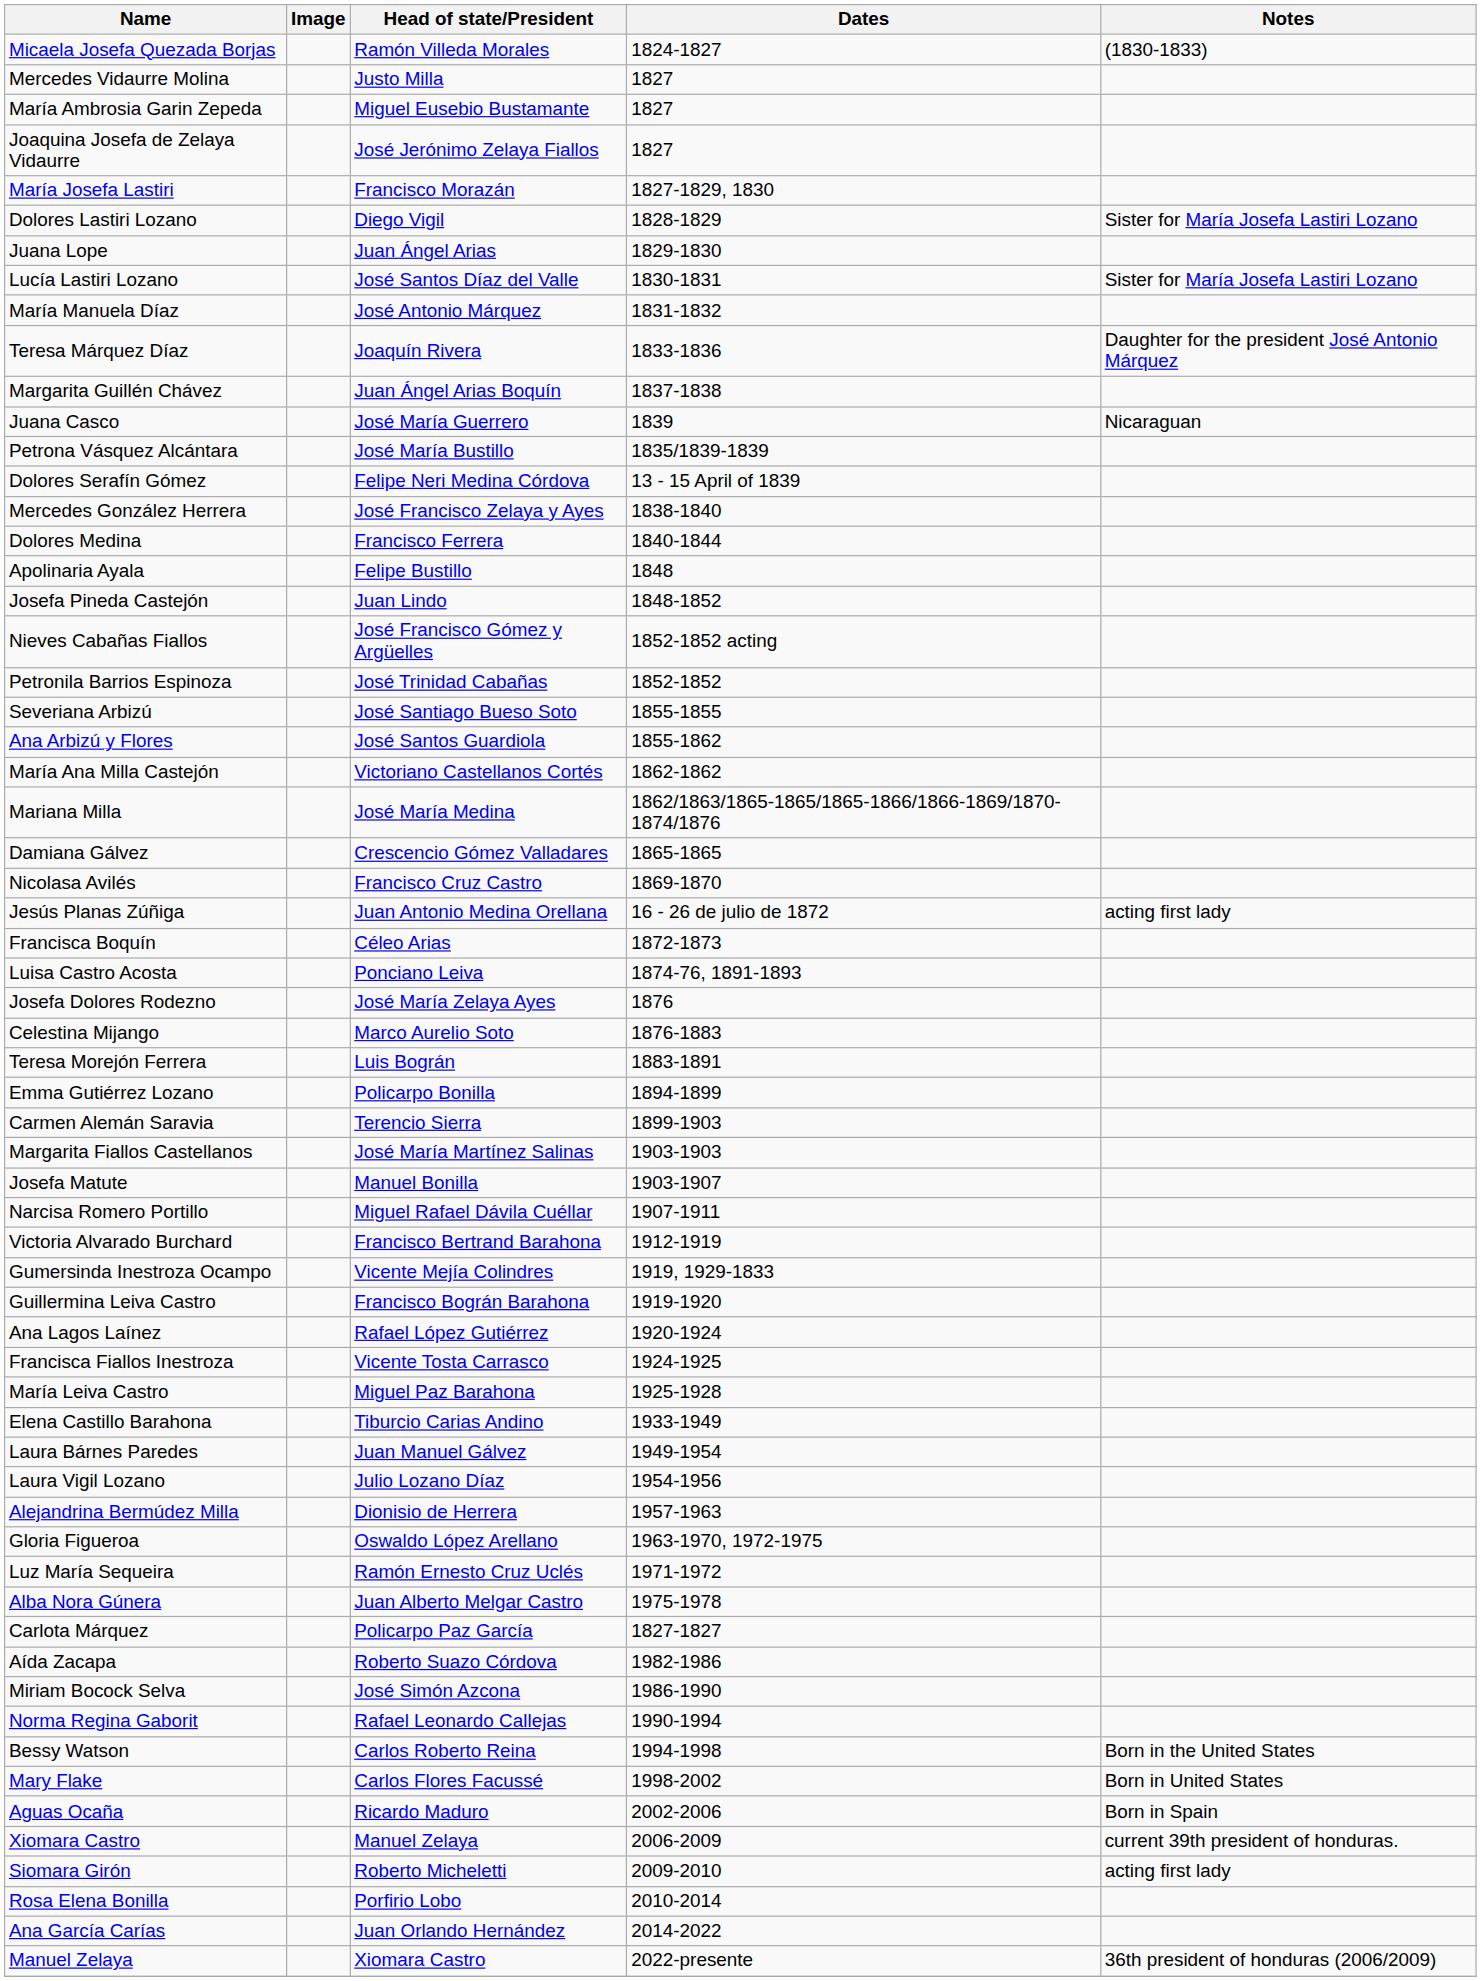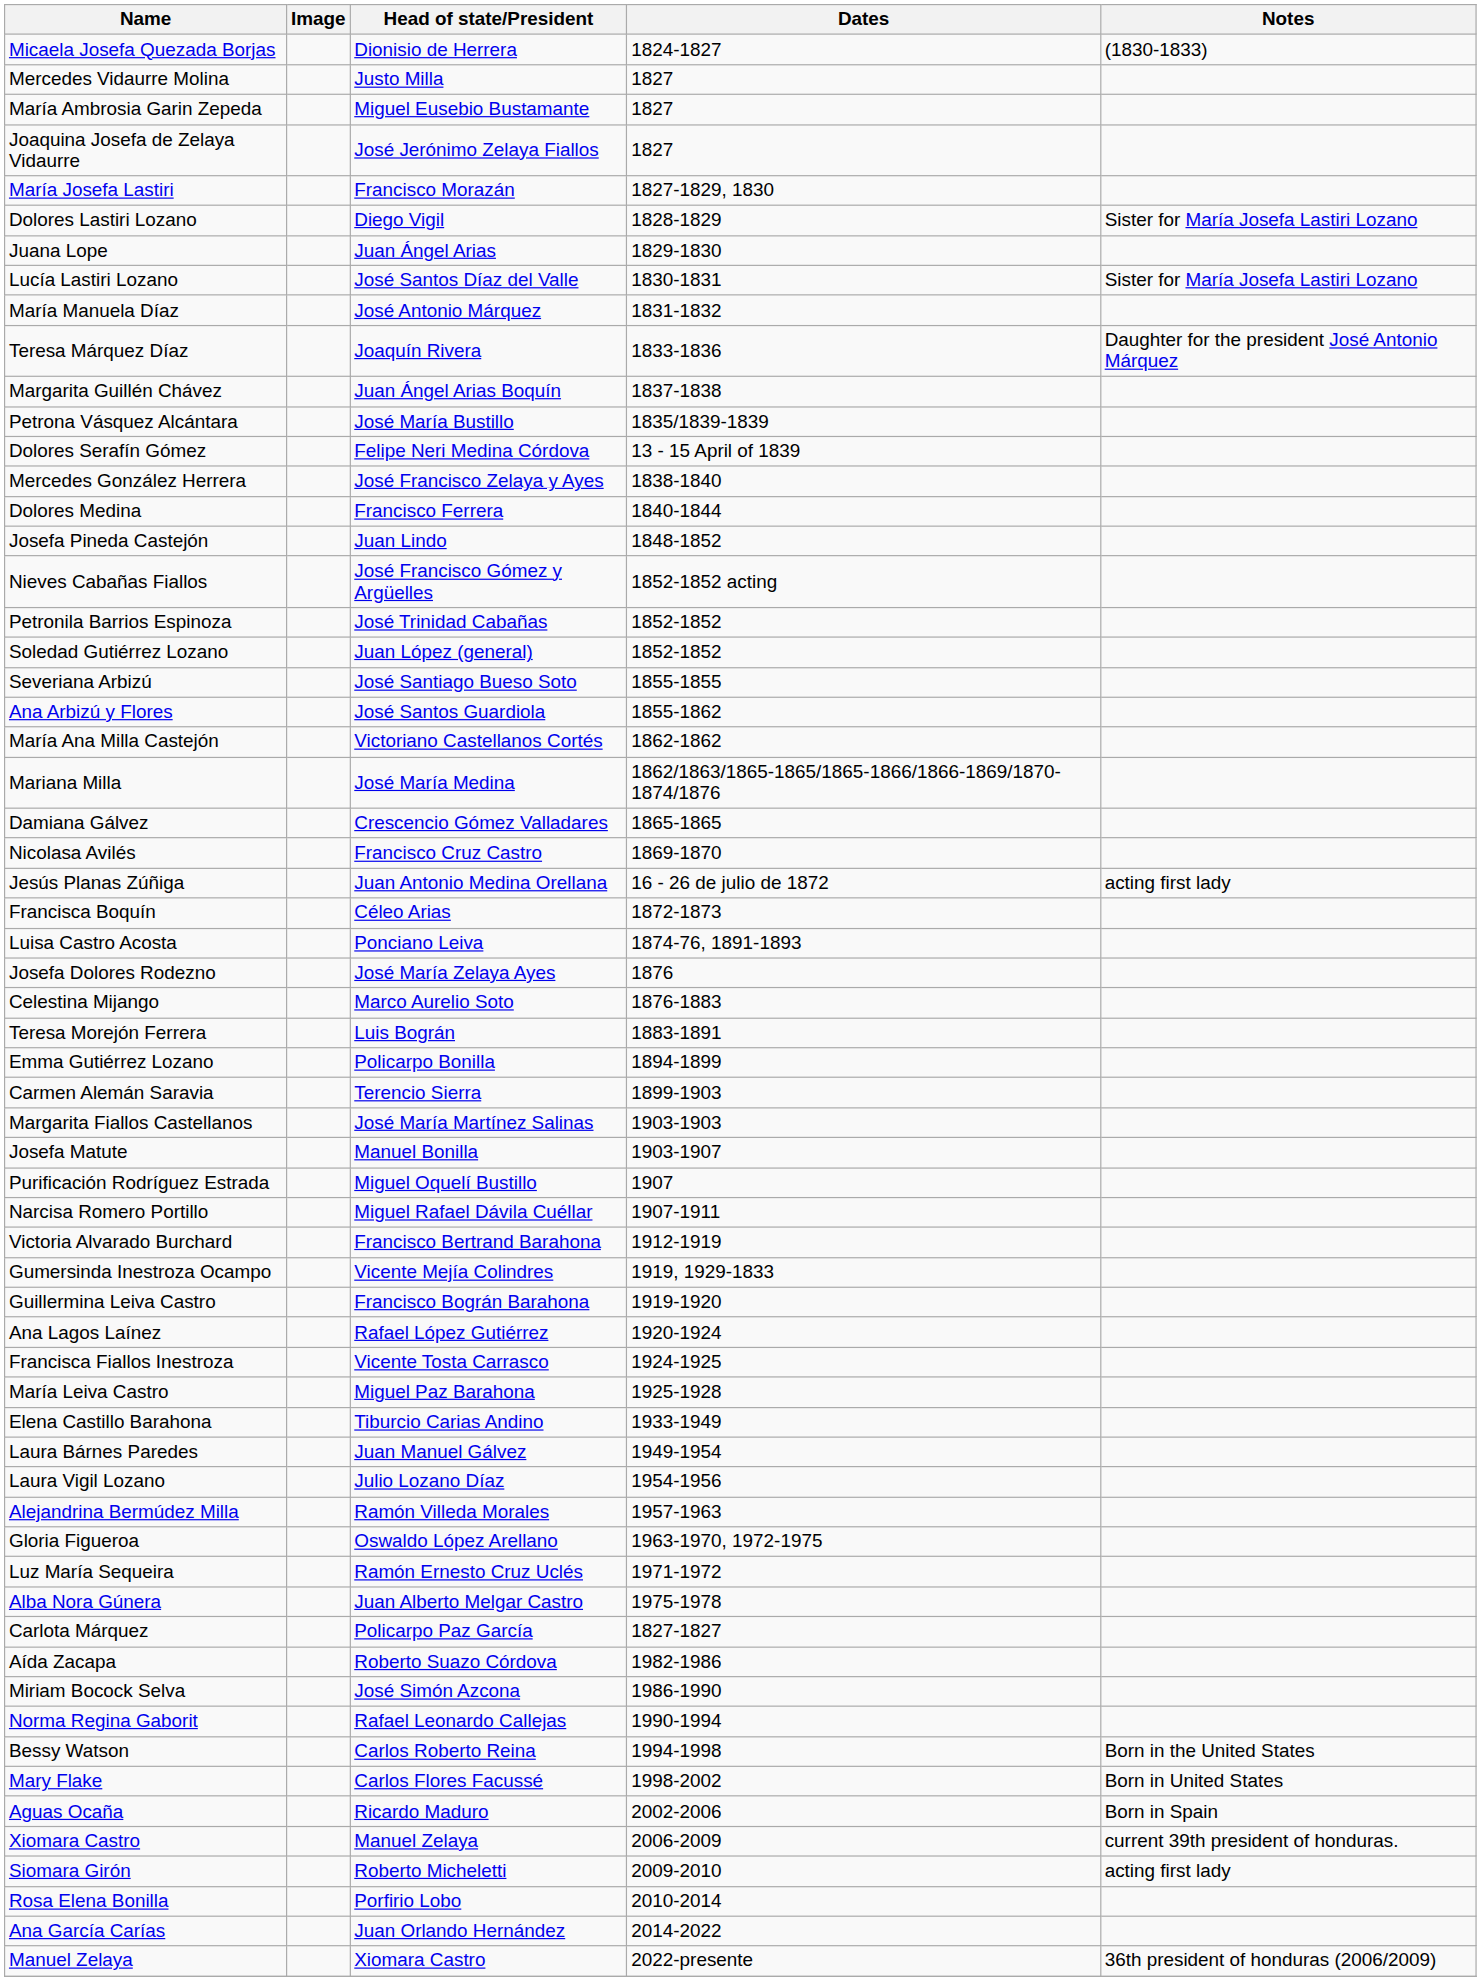(452, 49) Ramón Villeda Morales -> (436, 49) Dionisio de Herrera
- row: (64, 421)
- row: (76, 570)
+ row: (119, 652)
+ row: (139, 1182)
(436, 1511) Dionisio de Herrera -> (452, 1511) Ramón Villeda Morales
